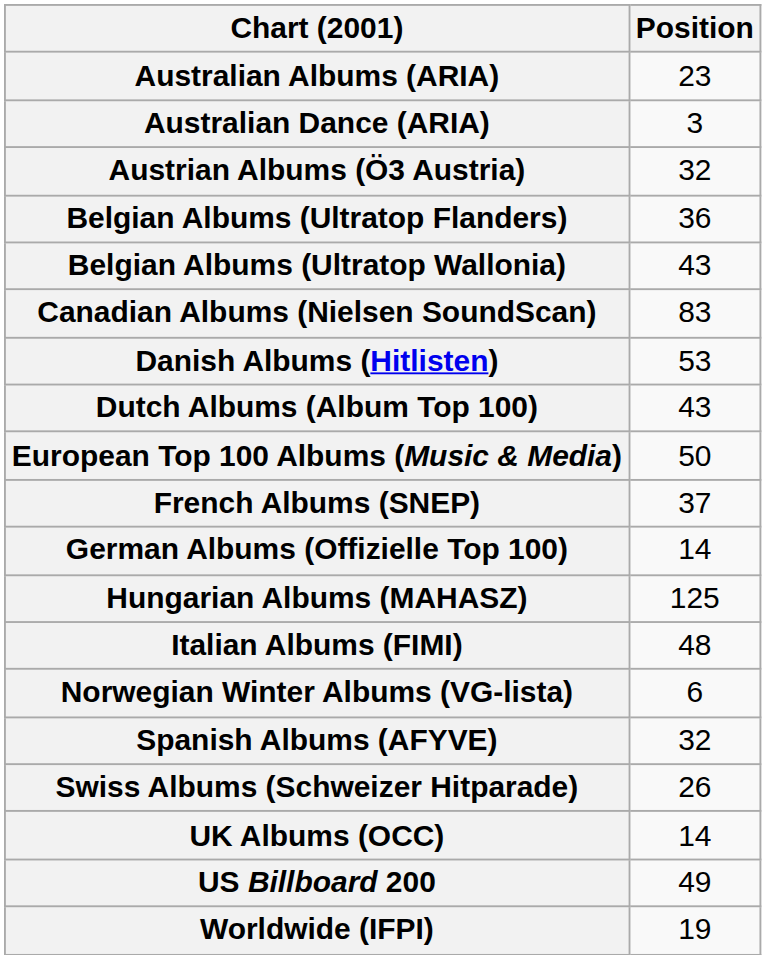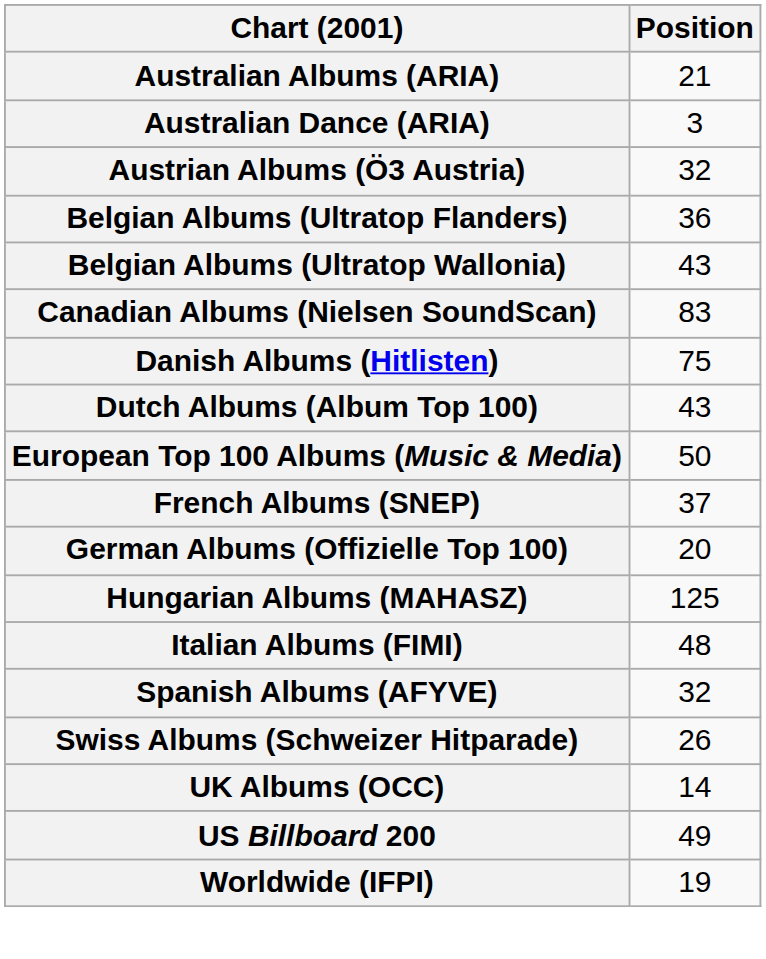(695, 75) 23 -> (695, 75) 21
(695, 360) 53 -> (695, 360) 75
(695, 550) 14 -> (695, 550) 20
- row: (317, 692)
